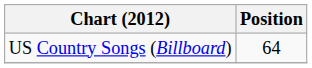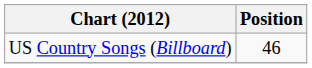(271, 47) 64 -> (271, 47) 46
